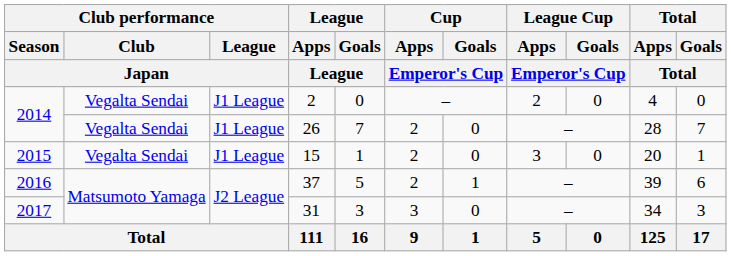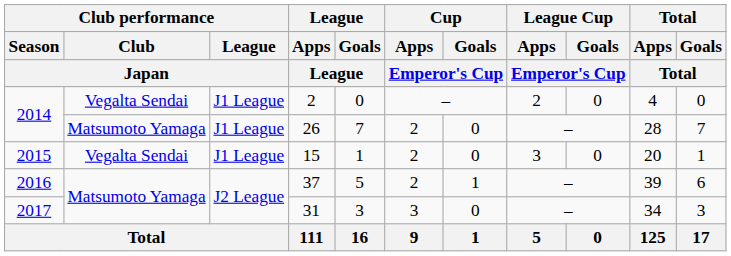(137, 127) Vegalta Sendai -> (137, 127) Matsumoto Yamaga
